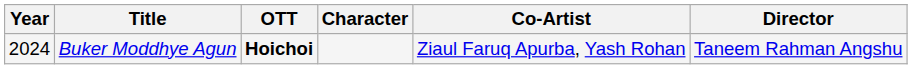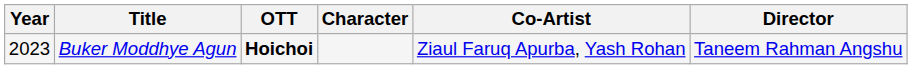(30, 48) 2024 -> (30, 48) 2023
